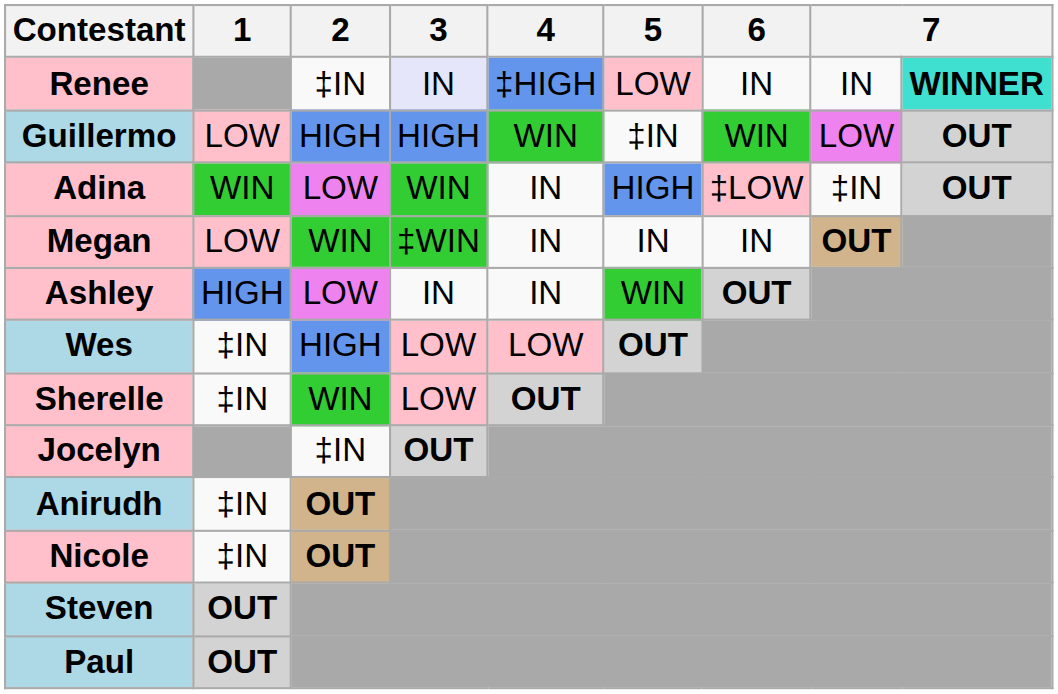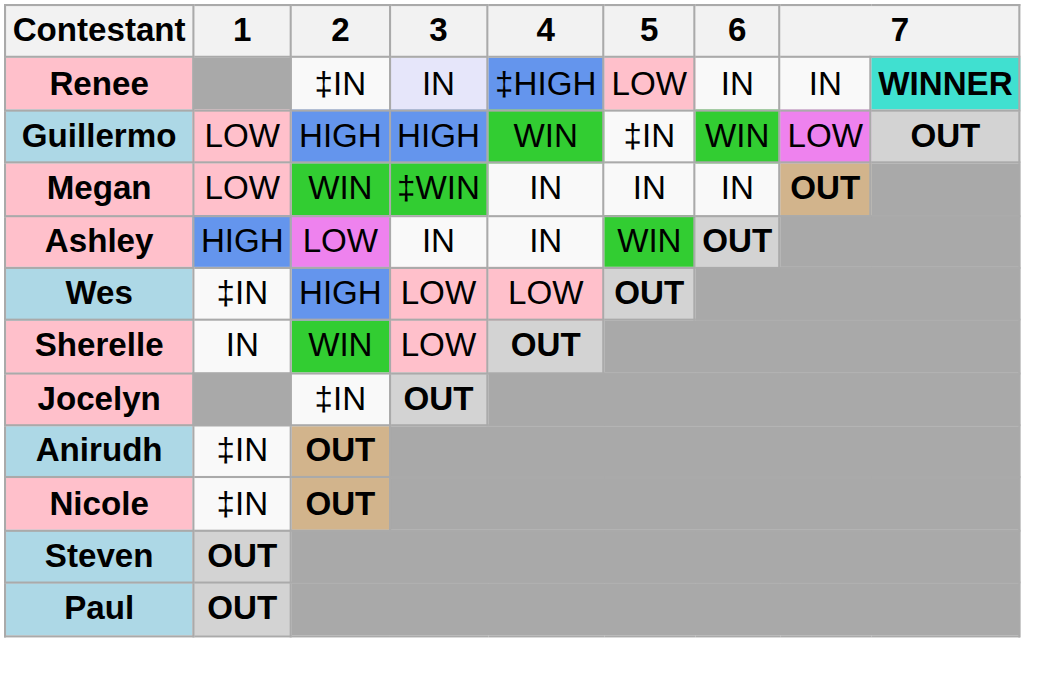- row: (99, 188)
(242, 398) ‡IN -> (242, 345) IN
